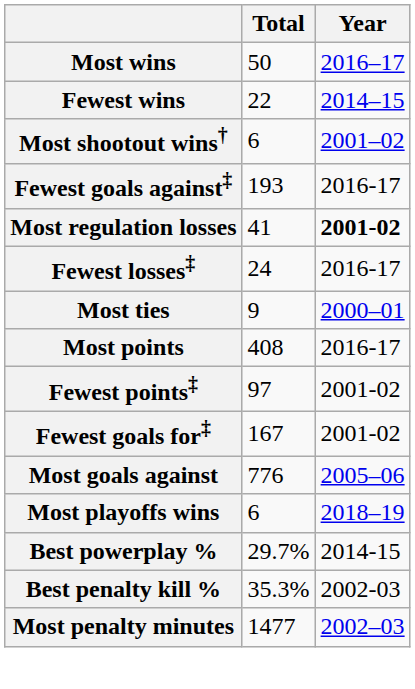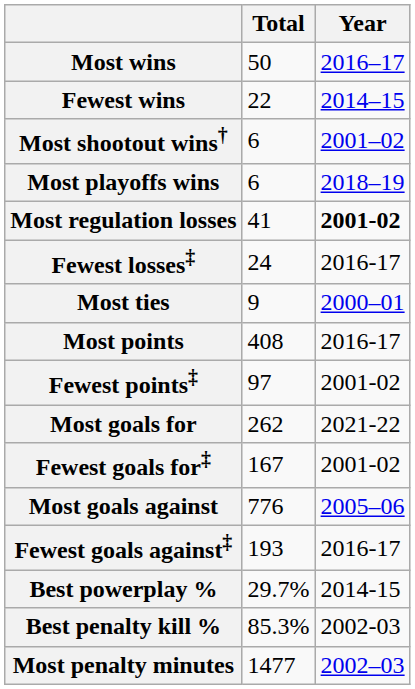rows swapped: (123, 512) <-> (123, 185)
+ row: (123, 423)
(279, 588) 35.3% -> (279, 626) 85.3%
